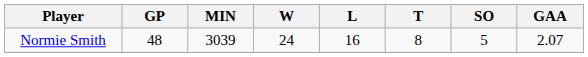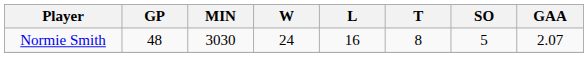(220, 40) 3039 -> (220, 40) 3030
